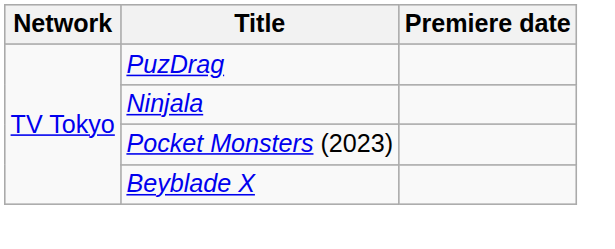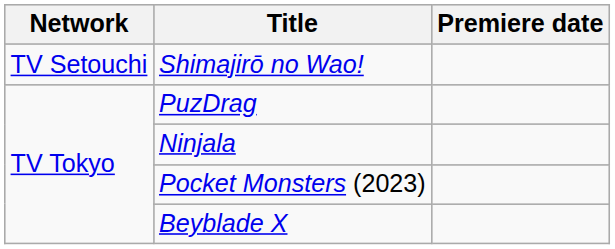+ row: (261, 64)
